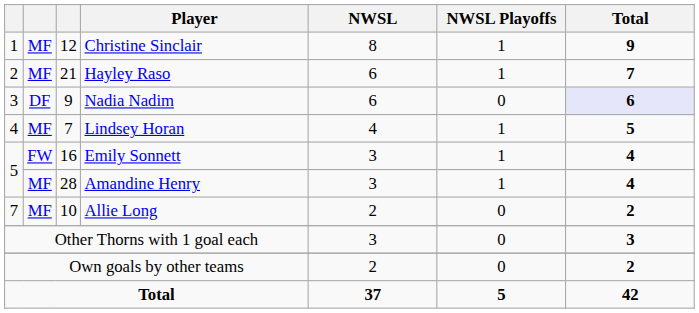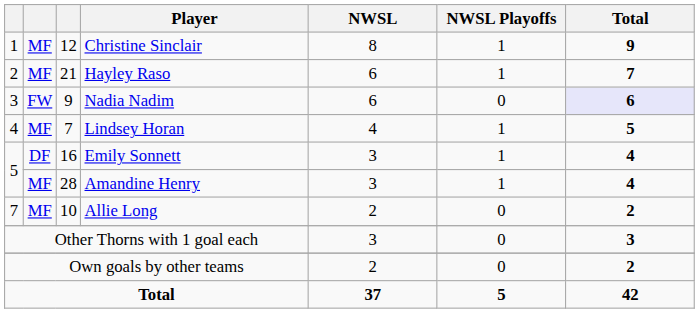(40, 101) DF -> (40, 101) FW
(40, 156) FW -> (40, 156) DF
